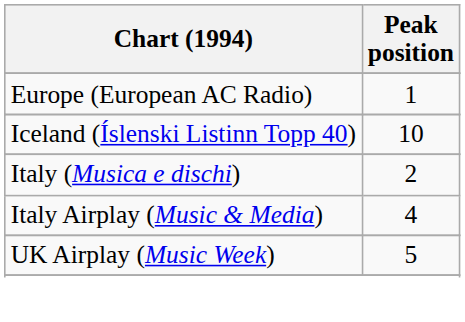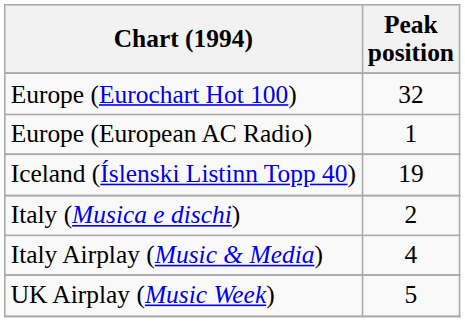+ row: (154, 93)
(411, 133) 10 -> (411, 174) 19
